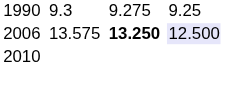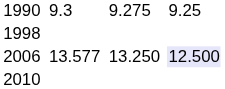+ row: (22, 33)
(75, 33) 13.575 -> (75, 56) 13.577
(134, 33) bold -> (134, 56) normal
